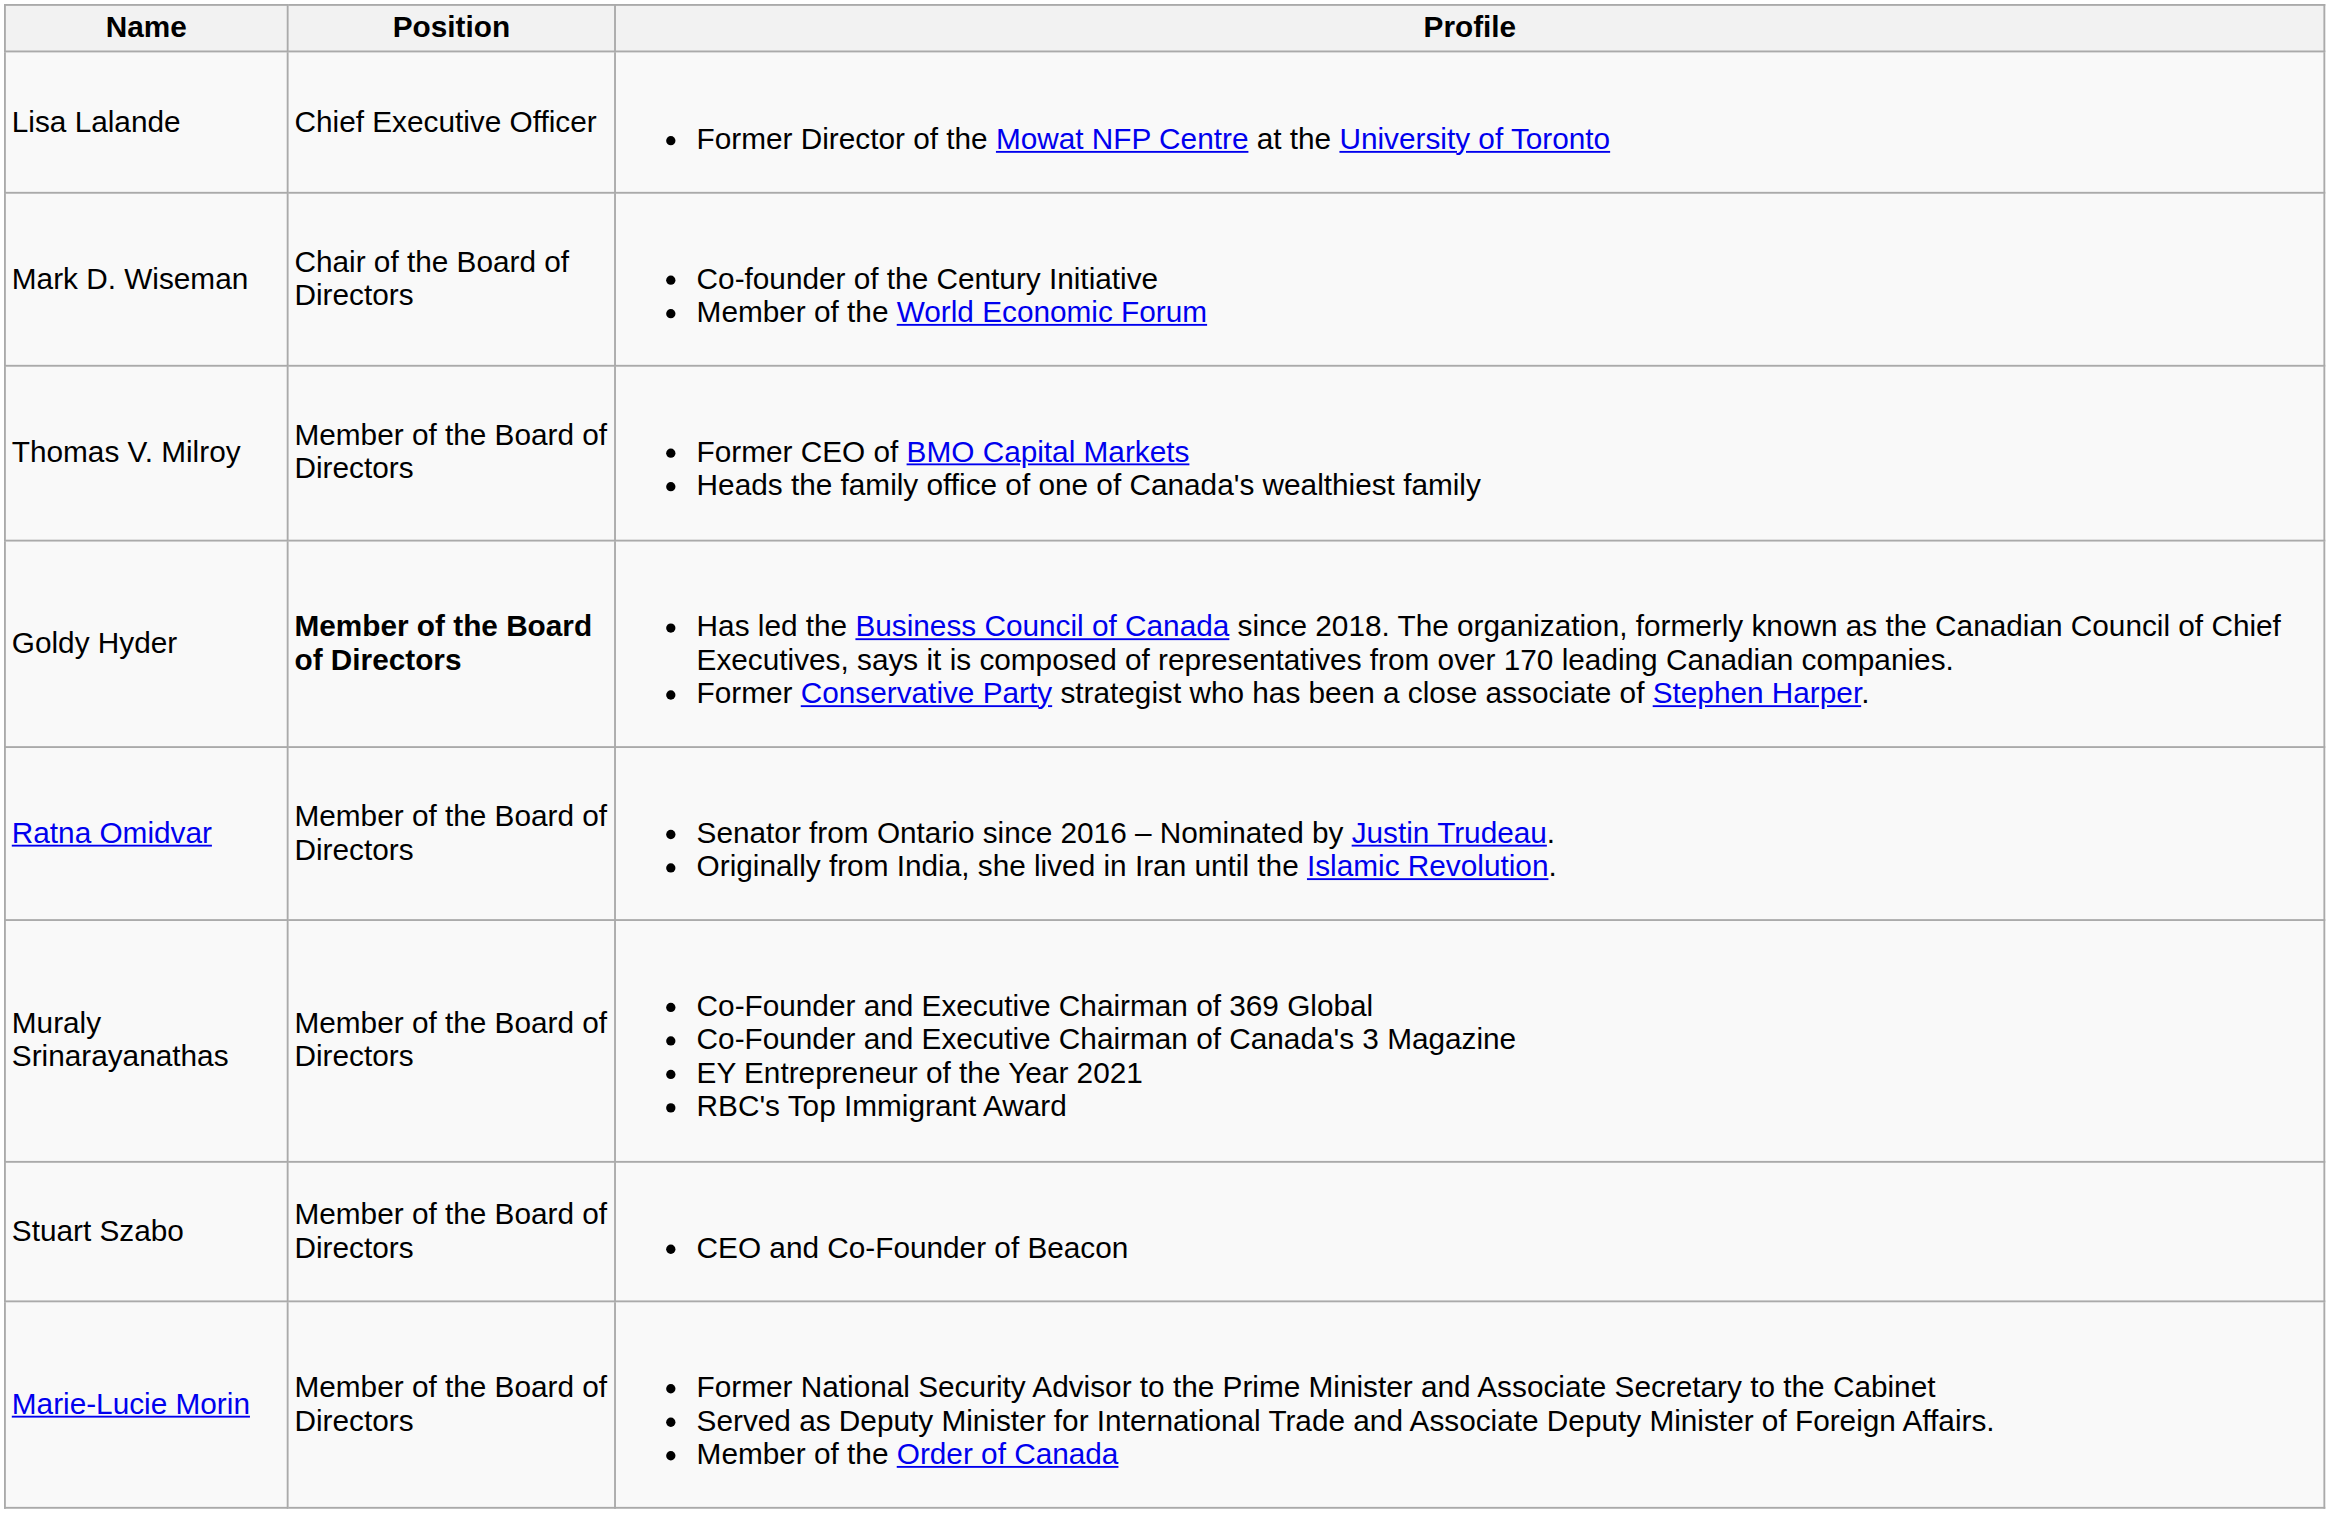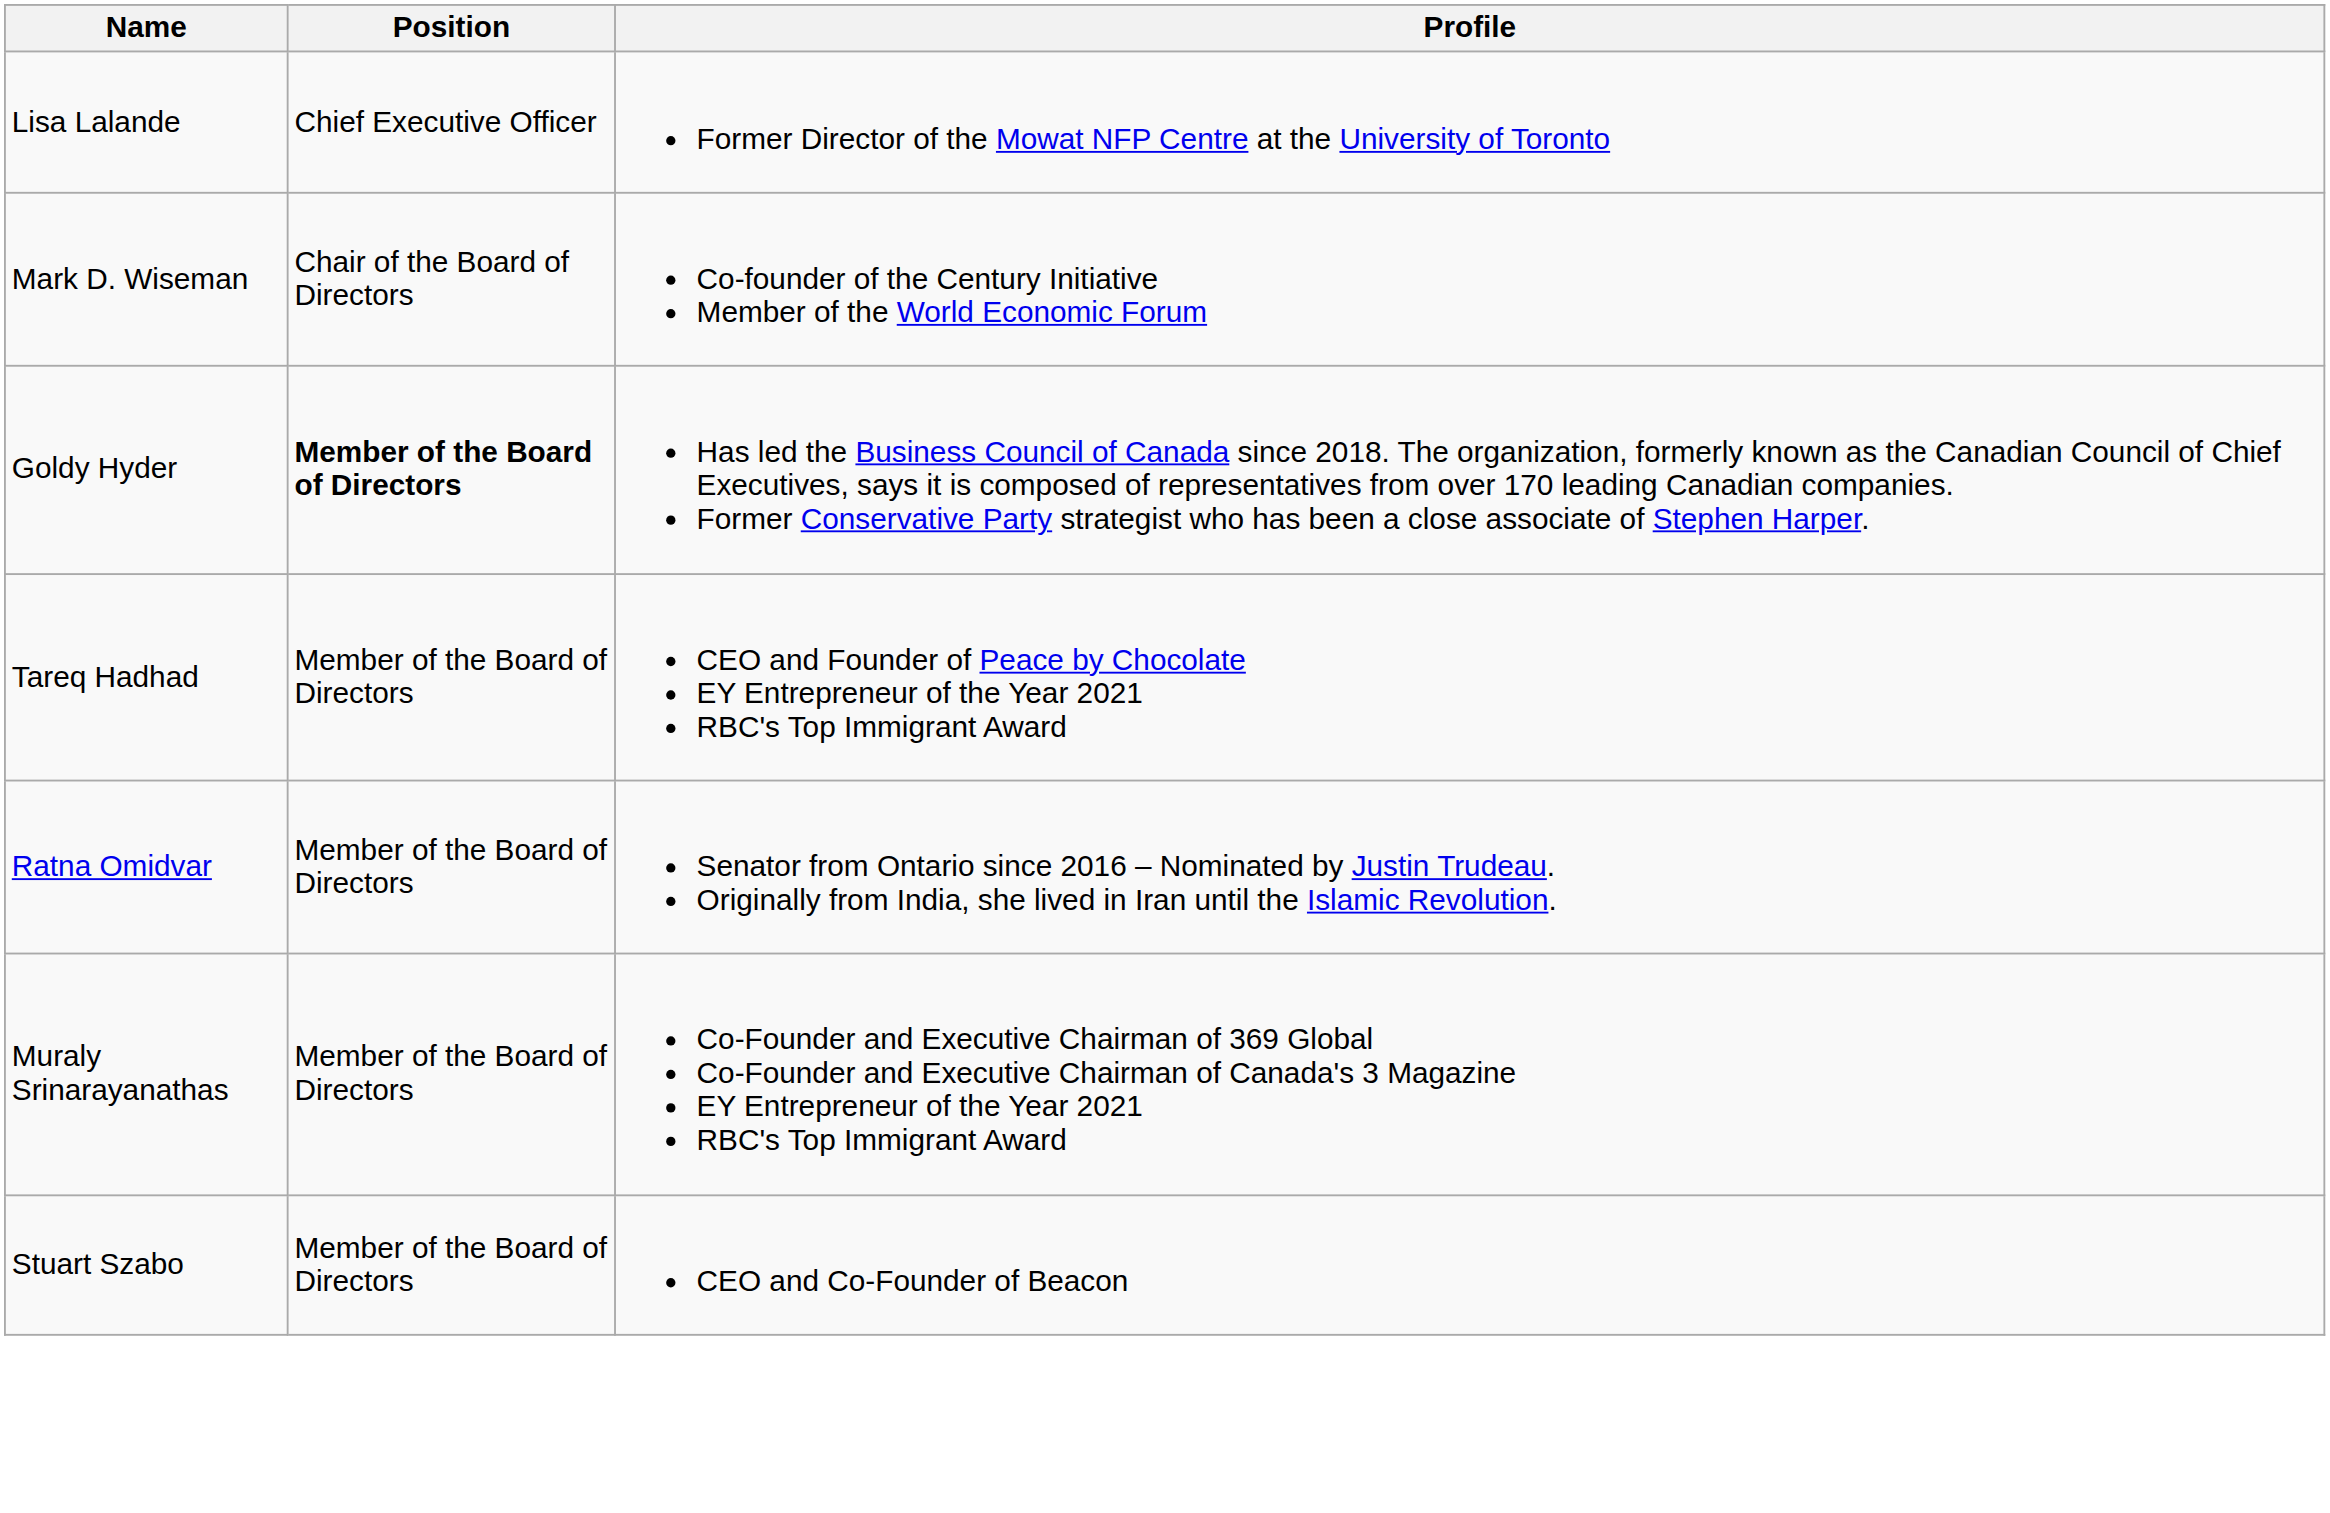- row: (126, 452)
+ row: (105, 676)
- row: (131, 1404)
